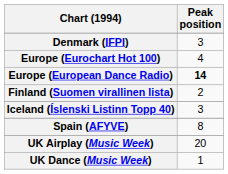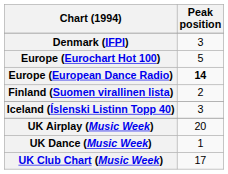(200, 59) 4 -> (200, 59) 5
- row: (91, 127)
+ row: (91, 161)
